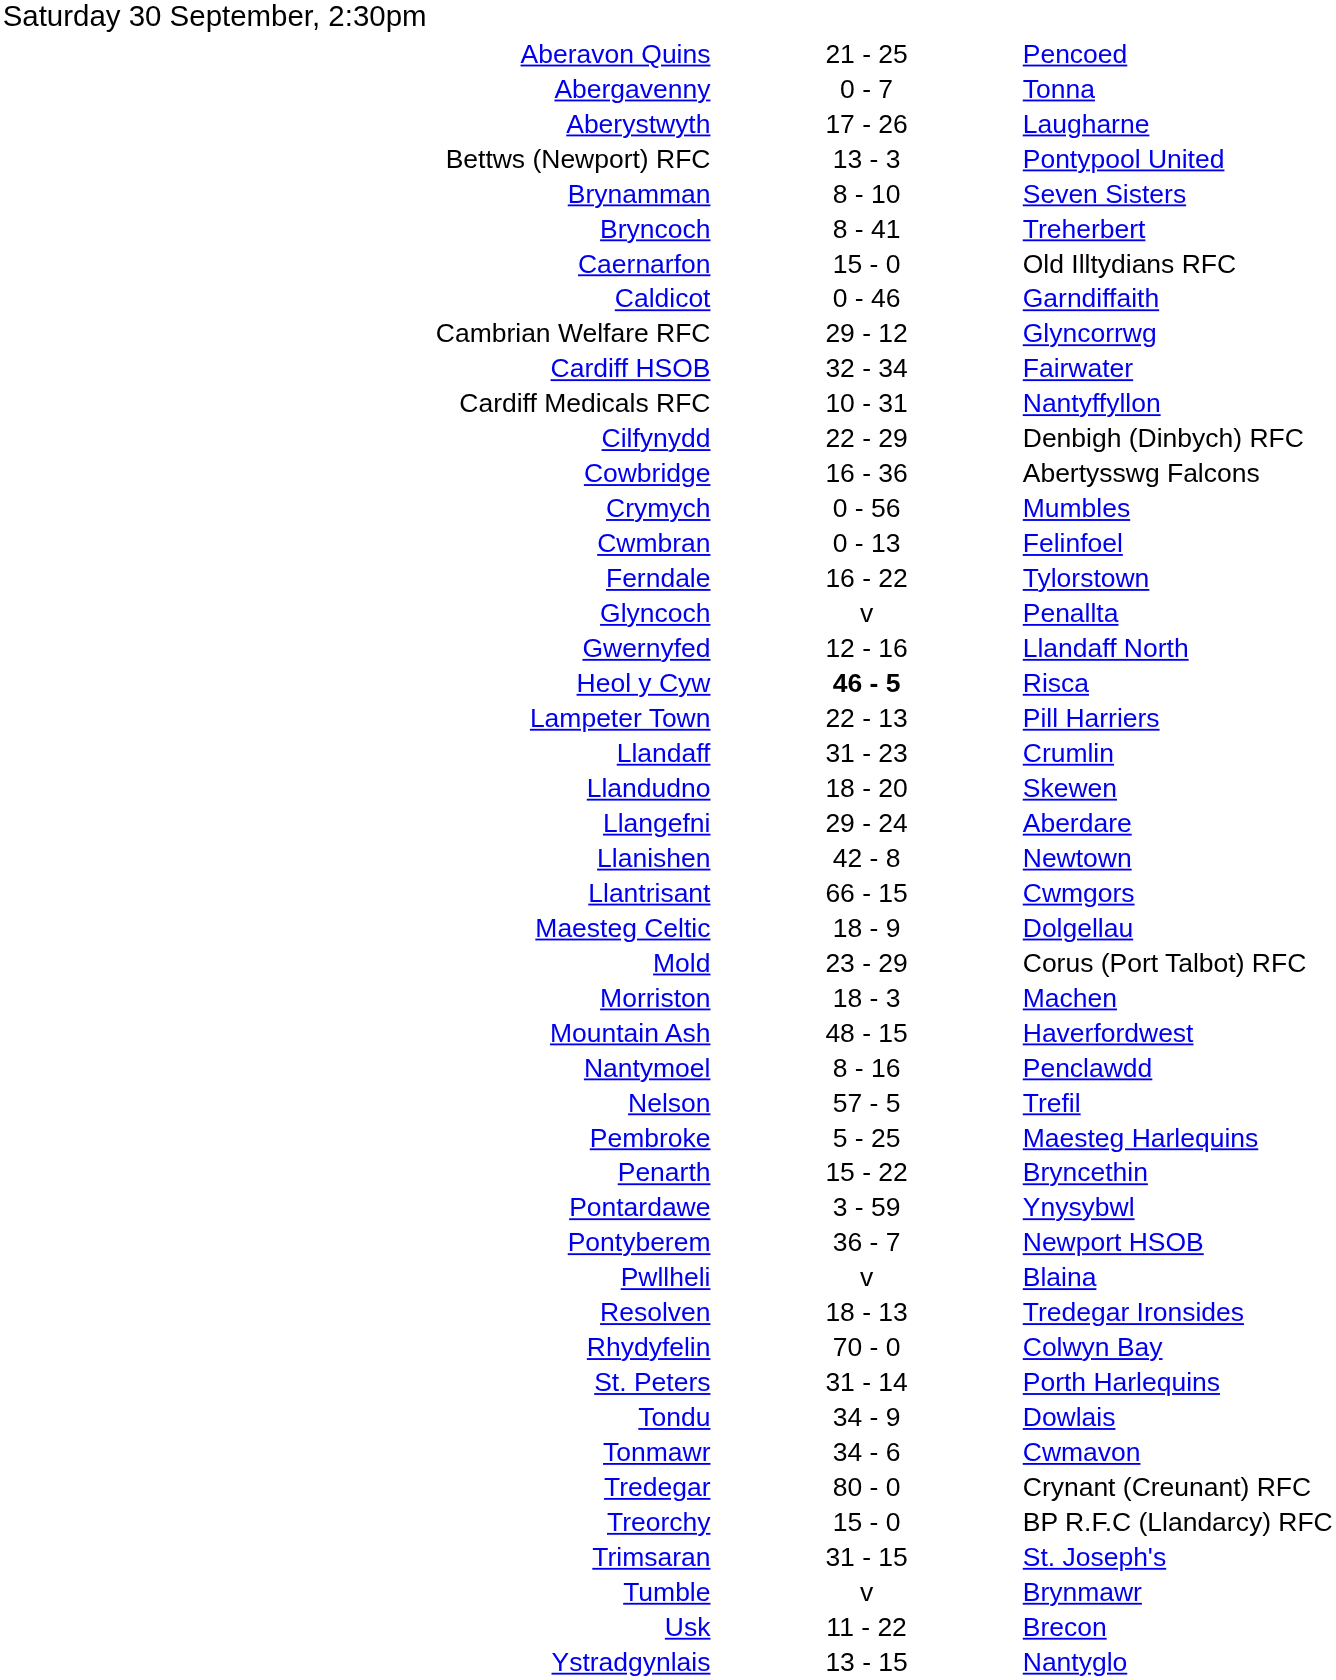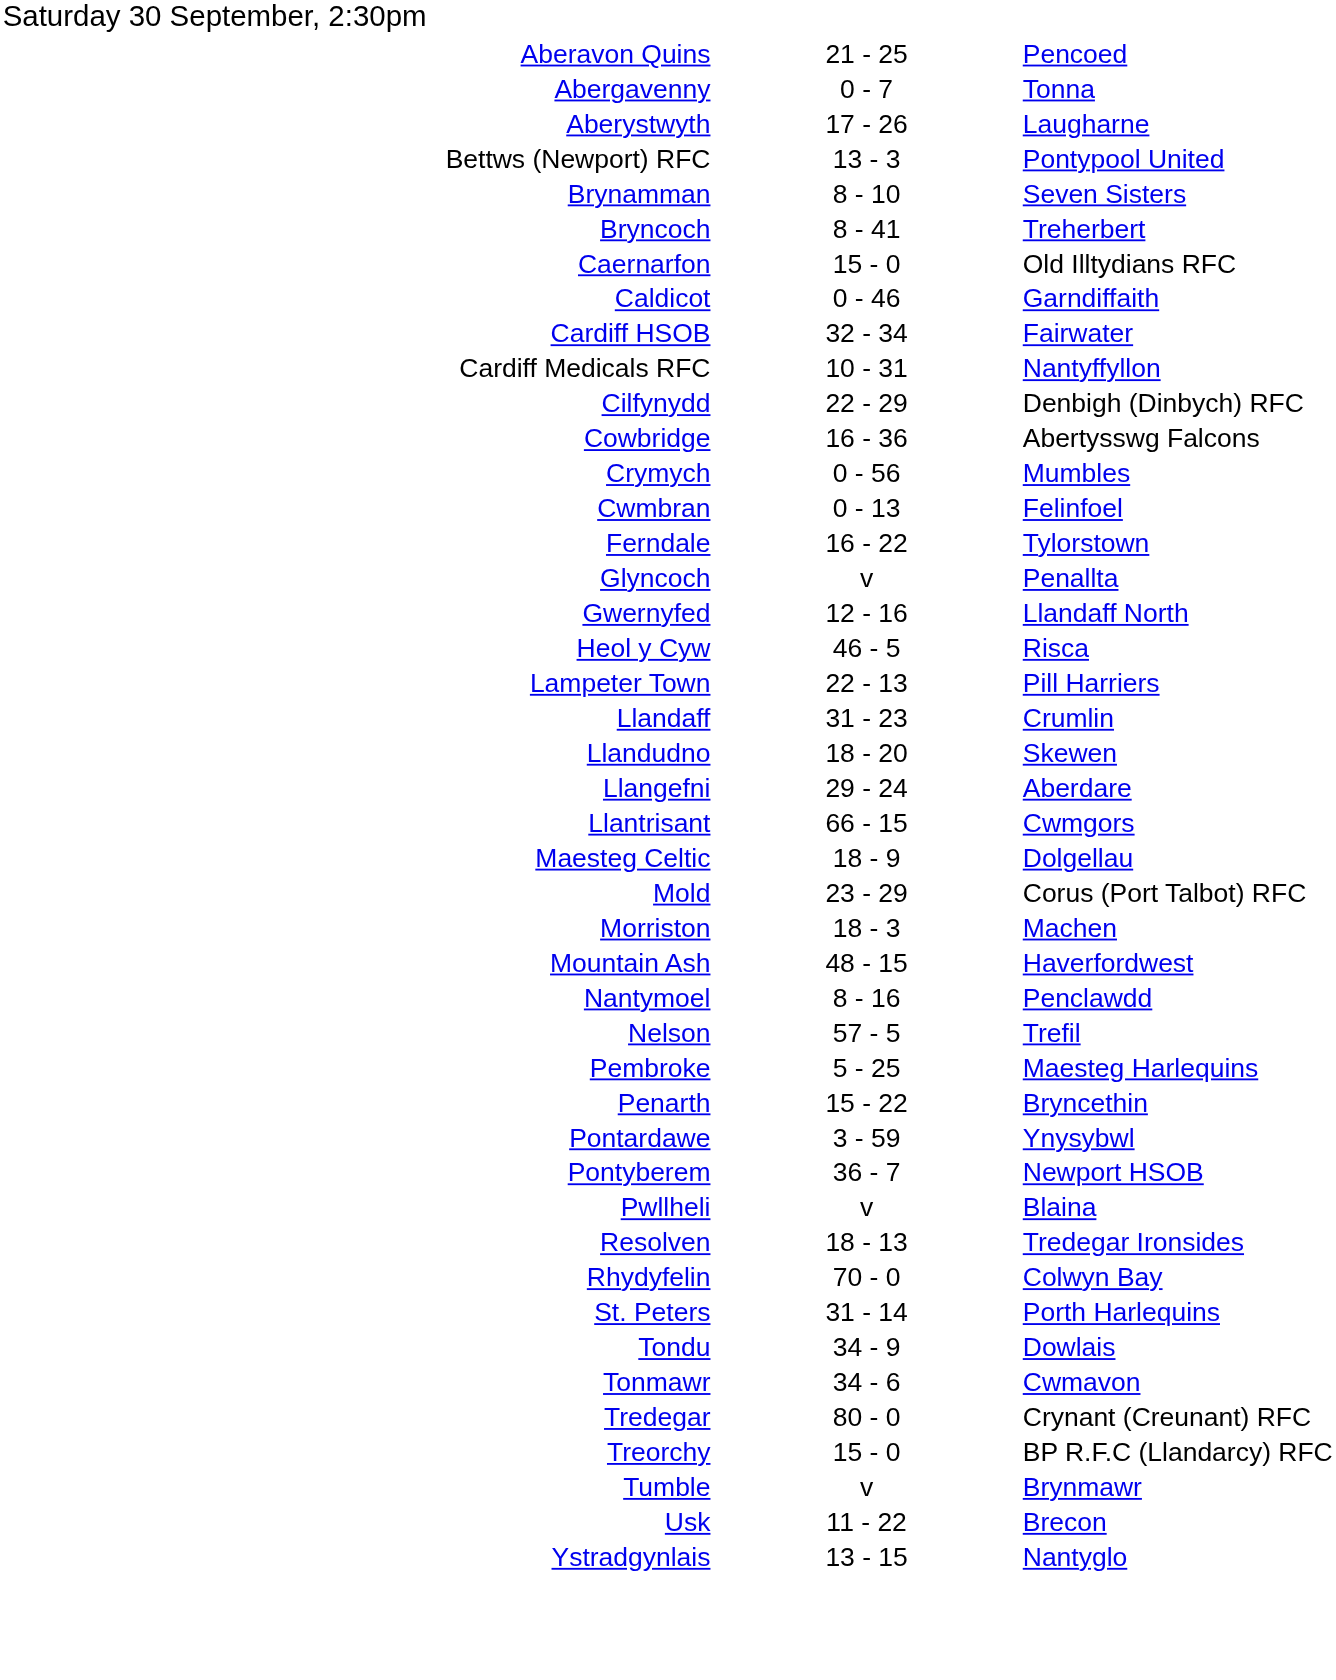- row: (573, 333)
(867, 683) bold -> (867, 648) normal
- row: (654, 858)
- row: (651, 1557)
